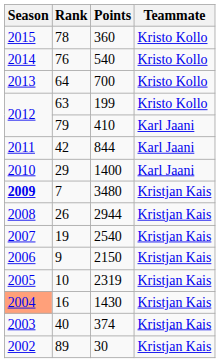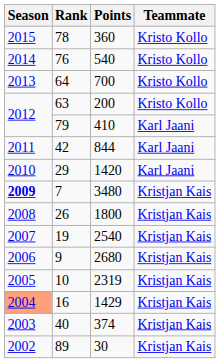(104, 103) 199 -> (104, 103) 200
(108, 170) 1400 -> (108, 170) 1420
(108, 214) 2944 -> (108, 214) 1800
(108, 258) 2150 -> (108, 258) 2680
(108, 302) 1430 -> (108, 302) 1429
